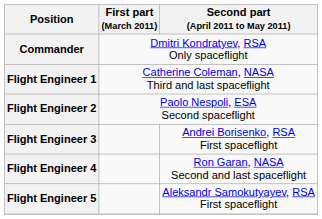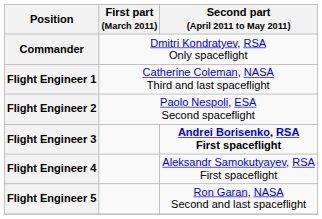(239, 139) normal -> (239, 139) bold
(239, 169) Ron Garan, NASA Second and last spaceflight -> (239, 169) Aleksandr Samokutyayev, RSA First spaceflight
(239, 199) Aleksandr Samokutyayev, RSA First spaceflight -> (239, 199) Ron Garan, NASA Second and last spaceflight
